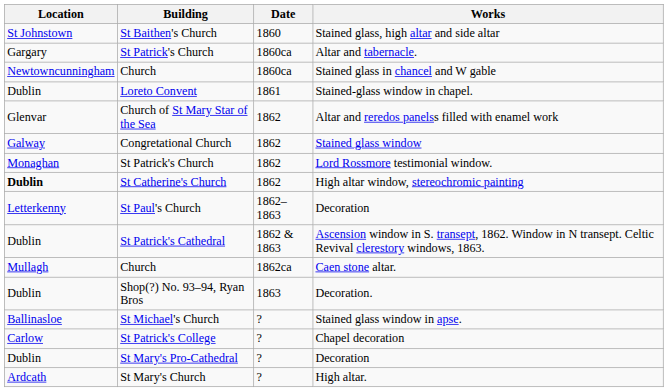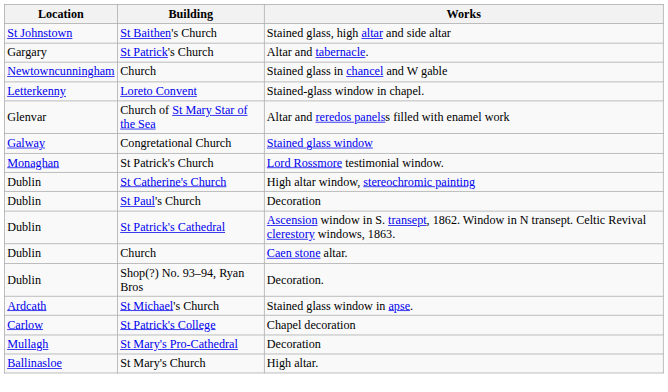- column: (283, 14)
(24, 91) Dublin -> (37, 91) Letterkenny
(25, 182) bold -> (24, 182) normal
(37, 208) Letterkenny -> (24, 201) Dublin
(28, 267) Mullagh -> (24, 253) Dublin
(35, 319) Ballinasloe -> (27, 305) Ardcath
(24, 358) Dublin -> (28, 344) Mullagh
(27, 377) Ardcath -> (35, 363) Ballinasloe
